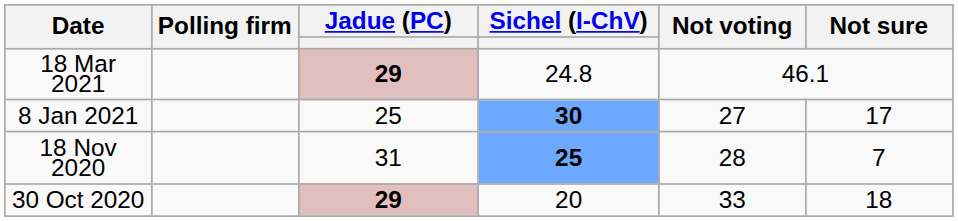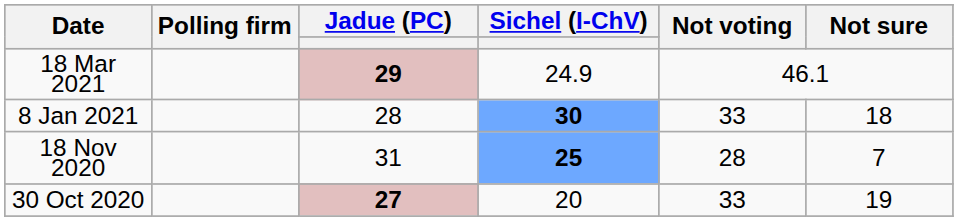(569, 74) 24.8 -> (569, 74) 24.9
(388, 116) 25 -> (388, 116) 28
(732, 116) 27 -> (732, 116) 33
(879, 116) 17 -> (879, 116) 18
(388, 200) 29 -> (388, 200) 27
(879, 200) 18 -> (879, 200) 19
